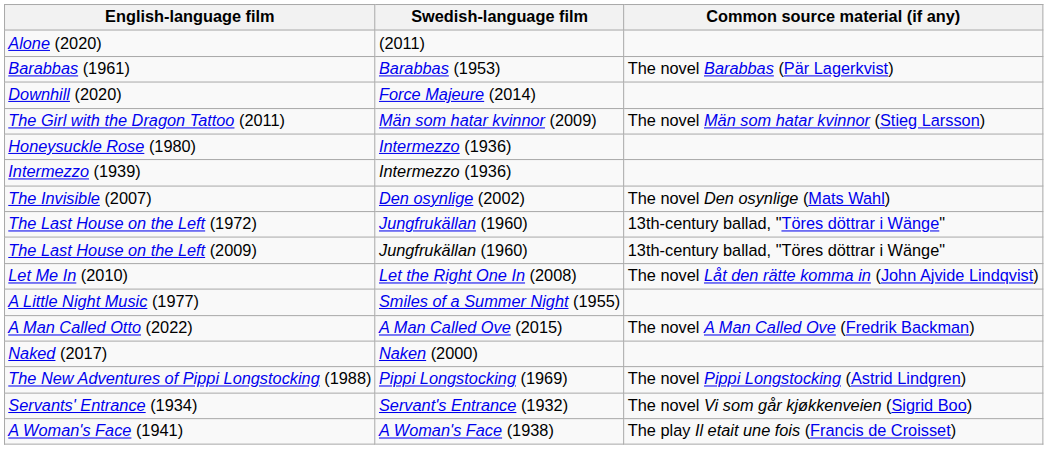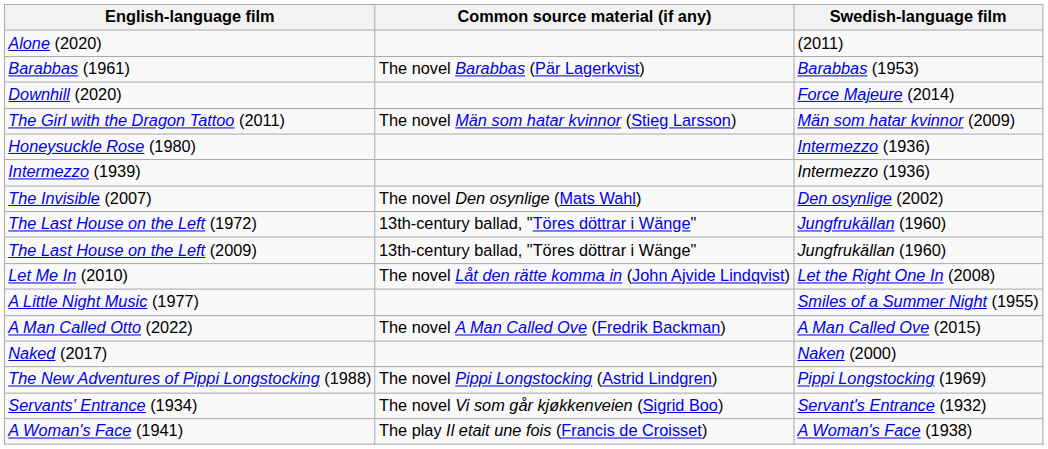columns swapped: (500, 17) <-> (833, 17)
